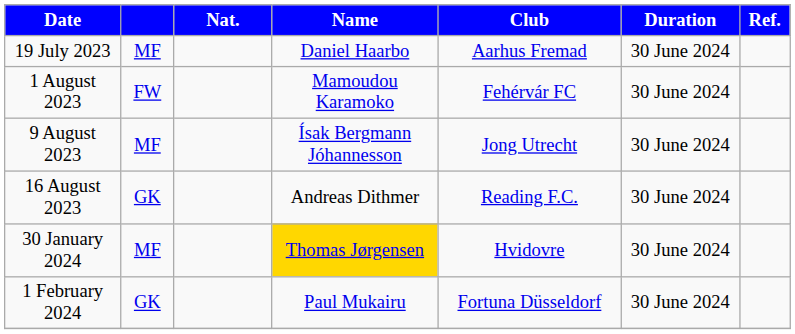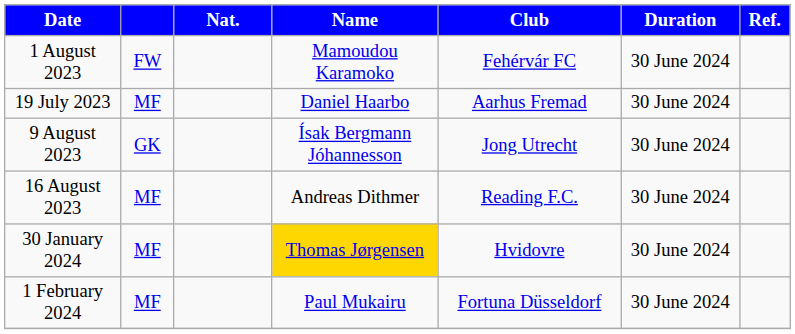rows swapped: (63, 50) <-> (63, 92)
(147, 145) MF -> (147, 145) GK
(147, 197) GK -> (147, 197) MF
(147, 302) GK -> (147, 302) MF
